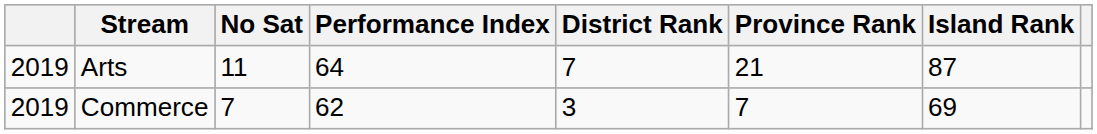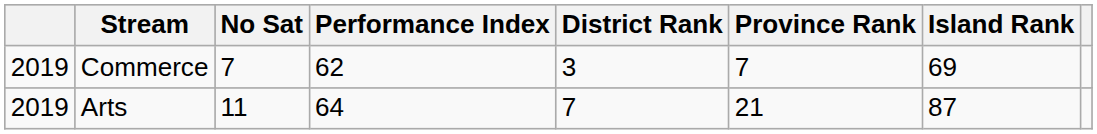rows swapped: (145, 107) <-> (104, 66)
